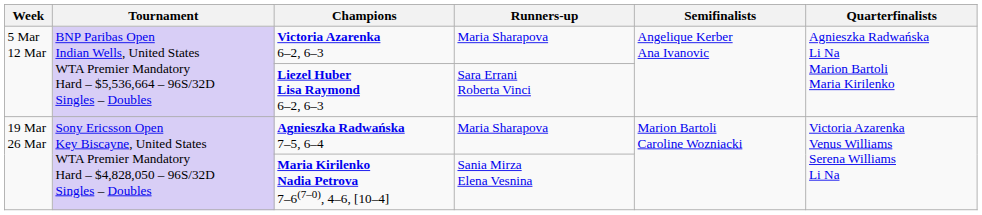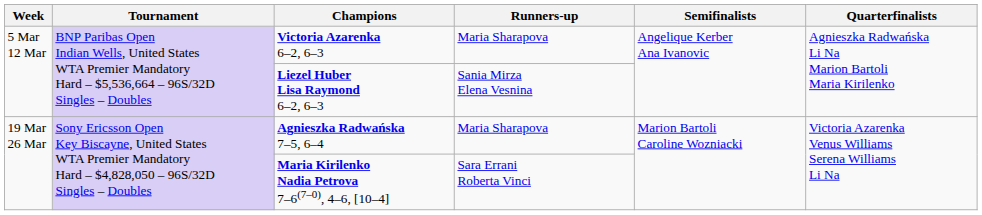(494, 82) Sara Errani Roberta Vinci -> (495, 82) Sania Mirza Elena Vesnina
(495, 173) Sania Mirza Elena Vesnina -> (494, 173) Sara Errani Roberta Vinci
